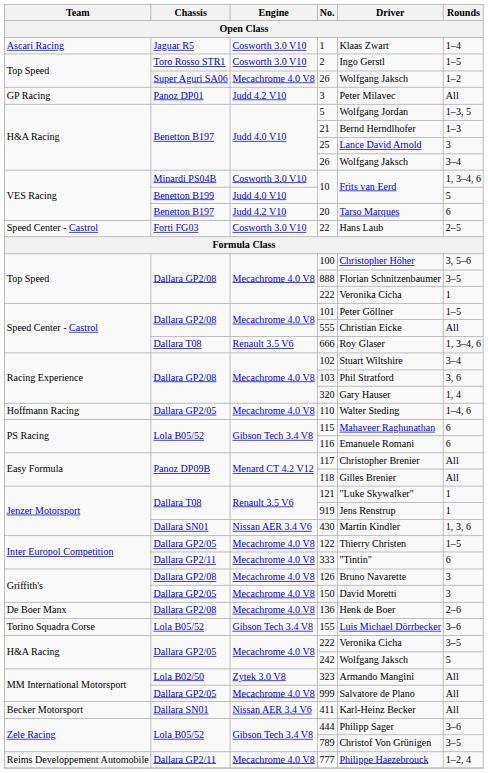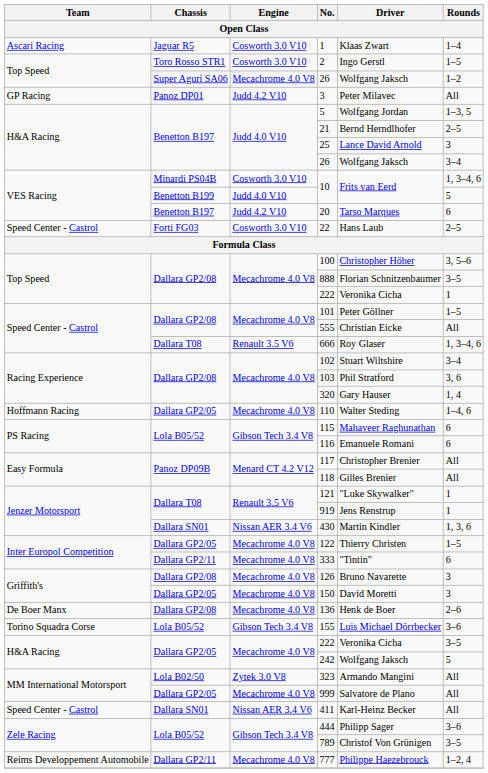(453, 128) 1–3 -> (453, 128) 2–5
(45, 709) Becker Motorsport -> (52, 709) Speed Center - Castrol
